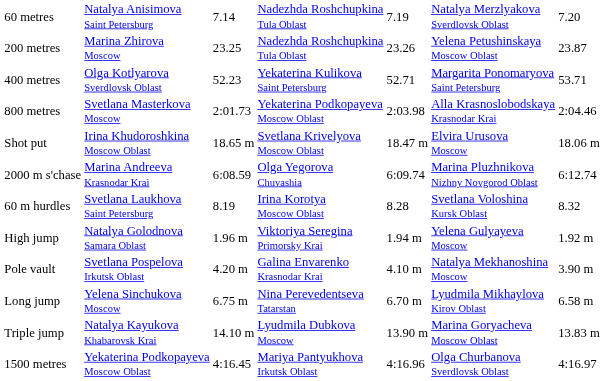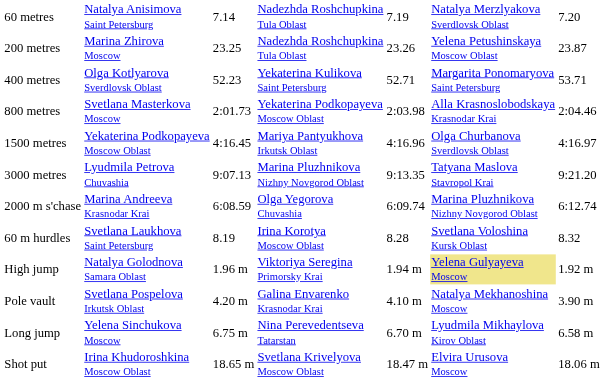rows swapped: (35, 364) <-> (26, 143)
+ row: (35, 174)
(477, 237) no background -> (477, 269) khaki background
- row: (34, 332)
